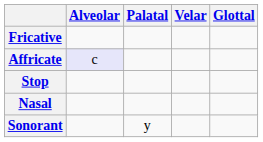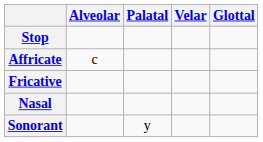rows swapped: (35, 81) <-> (35, 37)
(94, 59) lavender background -> (94, 59) no background
